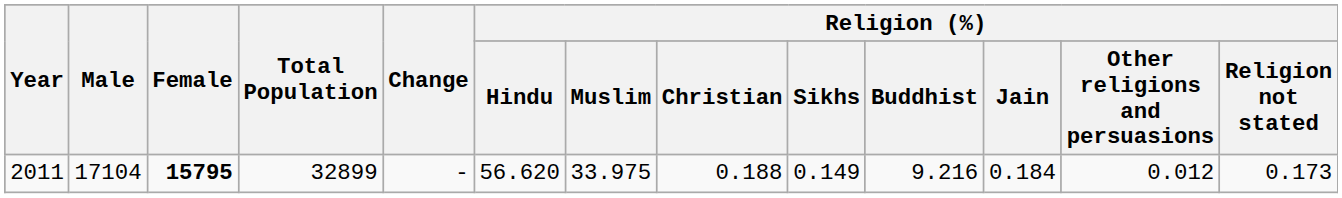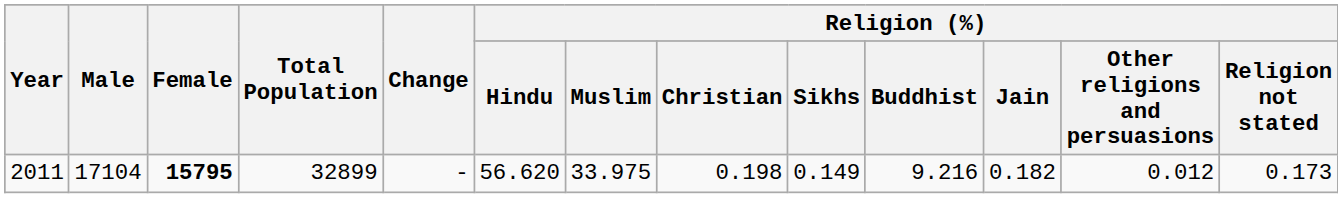(749, 173) 0.188 -> (749, 173) 0.198
(1022, 173) 0.184 -> (1022, 173) 0.182
